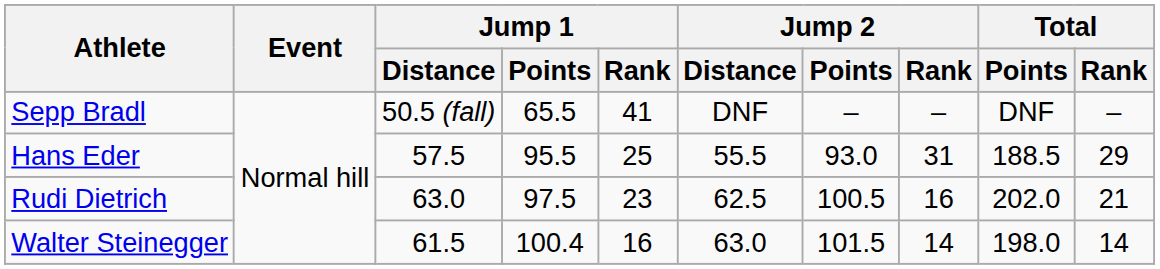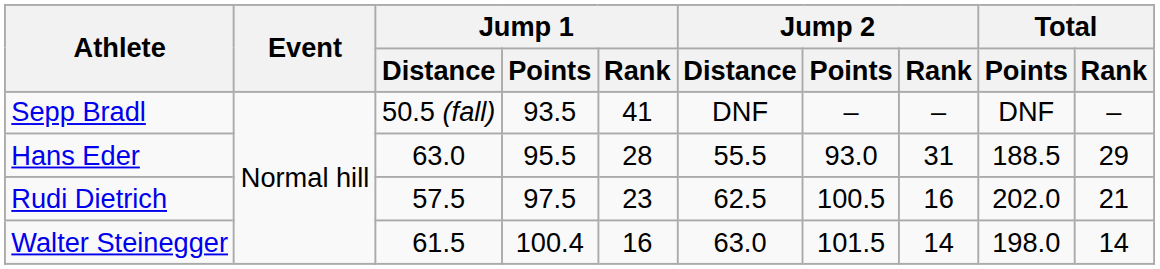(550, 113) 65.5 -> (550, 113) 93.5
(439, 156) 57.5 -> (439, 156) 63.0
(637, 156) 25 -> (637, 156) 28
(439, 199) 63.0 -> (439, 199) 57.5
